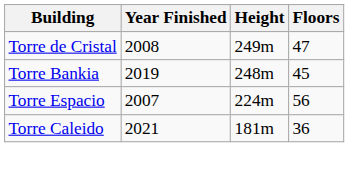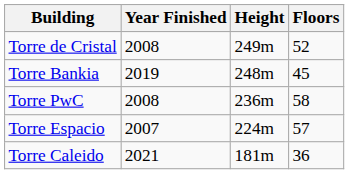(301, 45) 47 -> (301, 45) 52
+ row: (46, 100)
(301, 100) 56 -> (301, 127) 57
